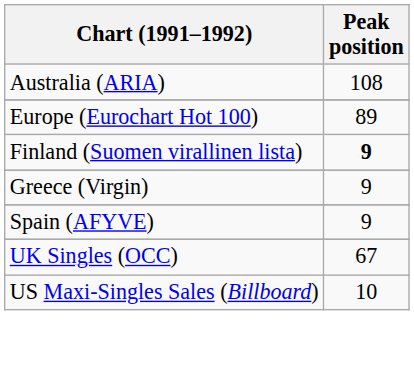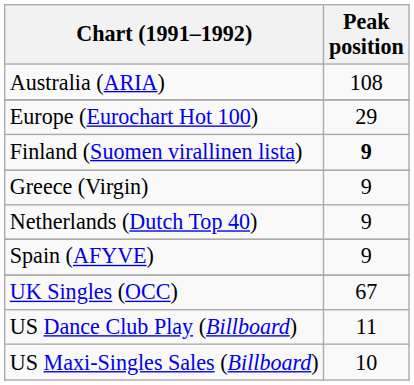(366, 116) 89 -> (366, 116) 29
+ row: (134, 221)
+ row: (153, 326)
